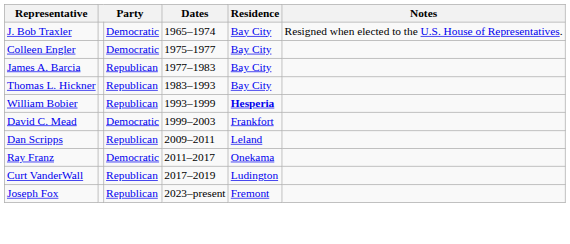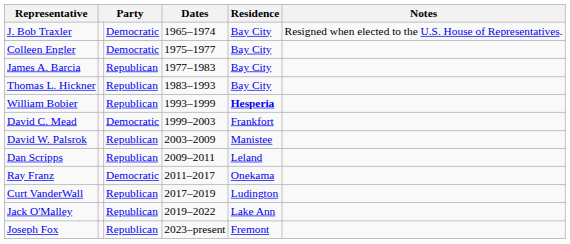+ row: (47, 139)
+ row: (40, 211)
